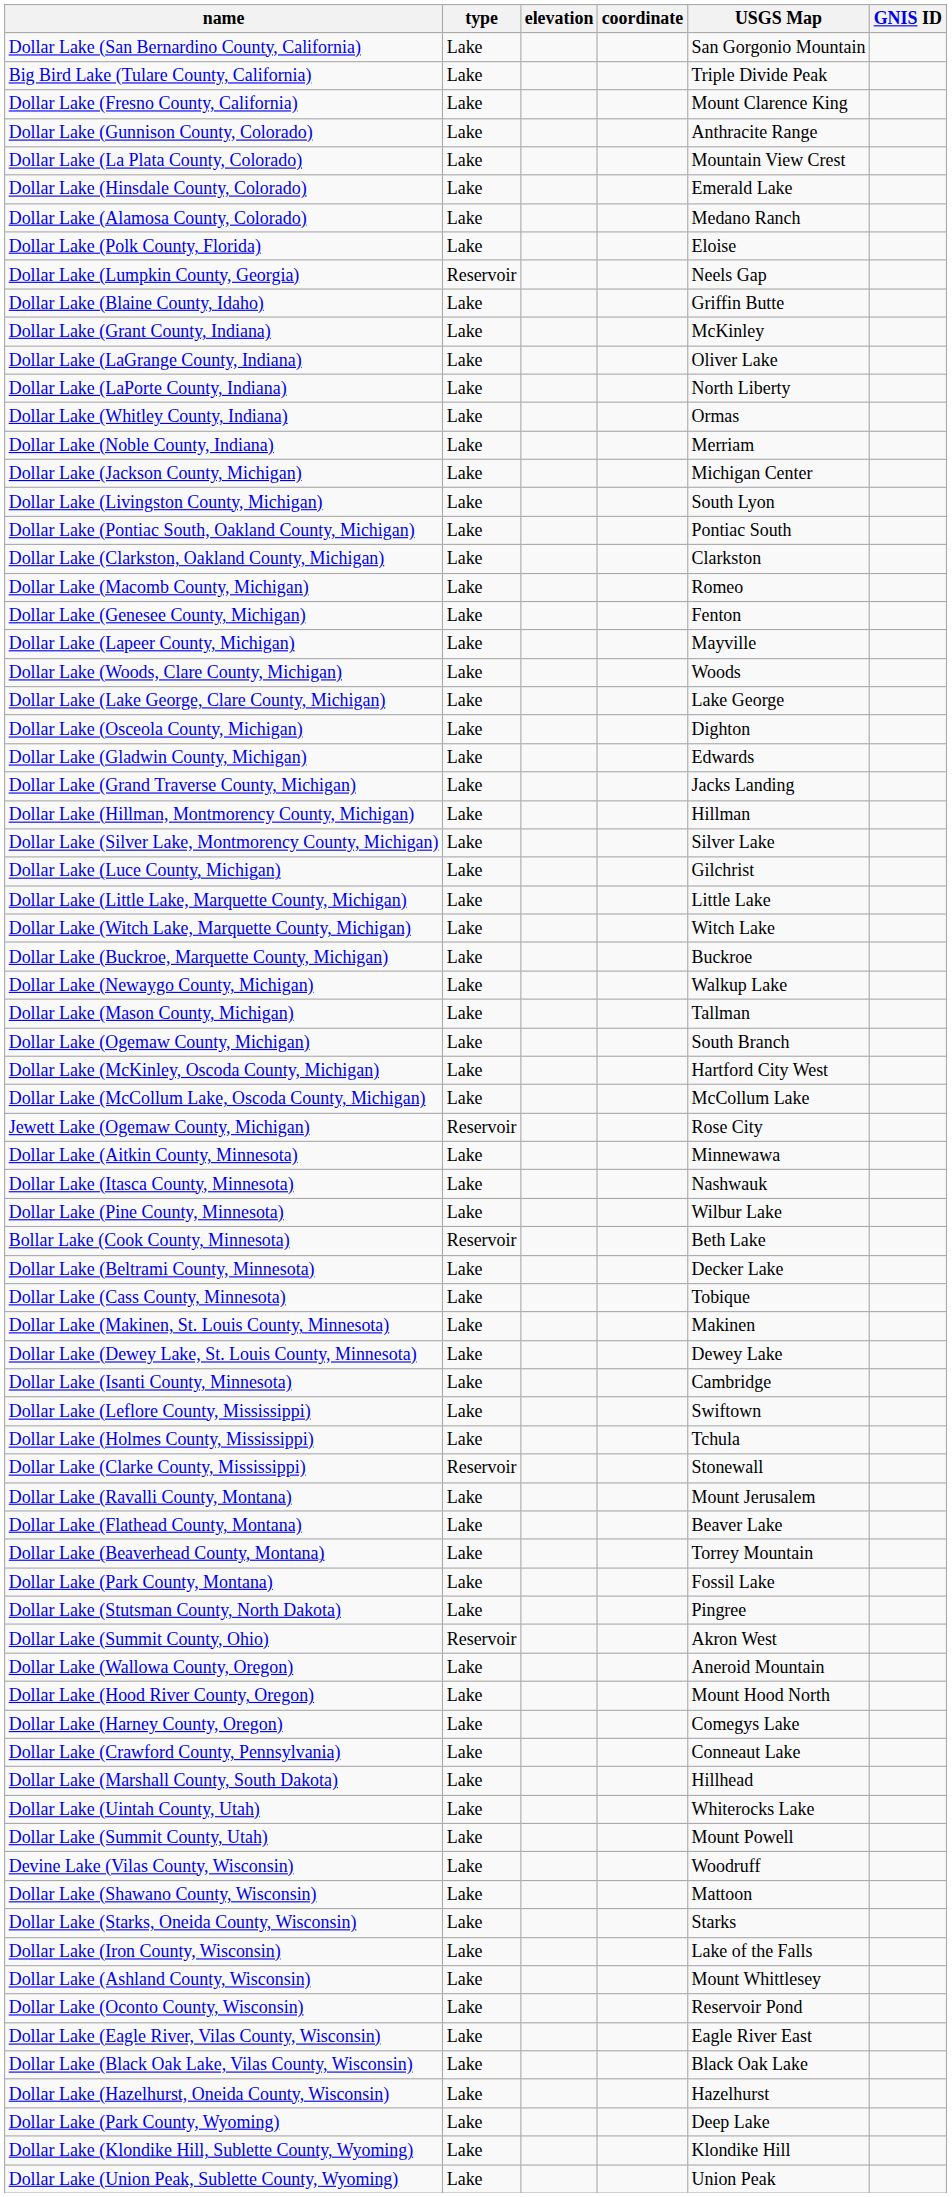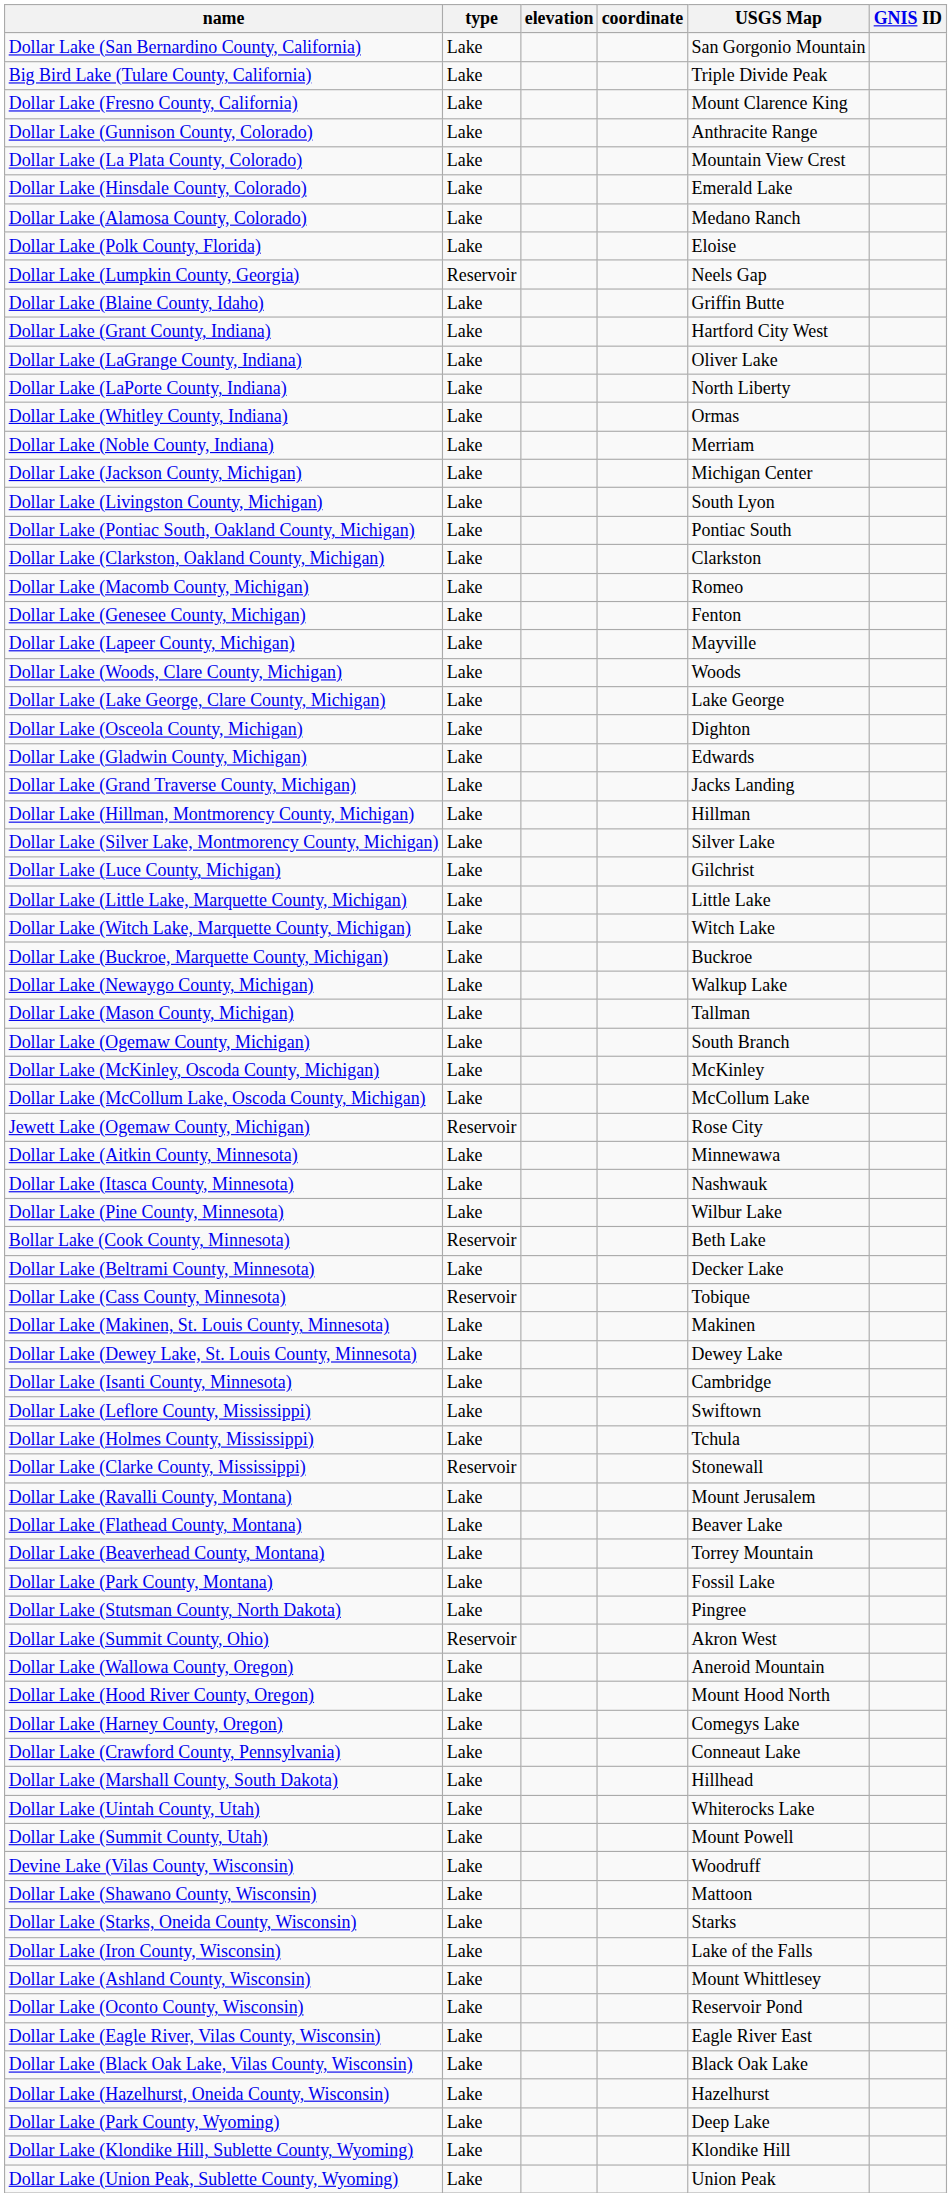(728, 331) McKinley -> (760, 331) Hartford City West
(760, 1070) Hartford City West -> (728, 1070) McKinley
(465, 1297) Lake -> (482, 1297) Reservoir
